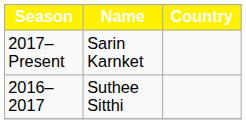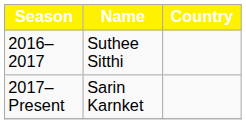rows swapped: (31, 96) <-> (36, 52)
